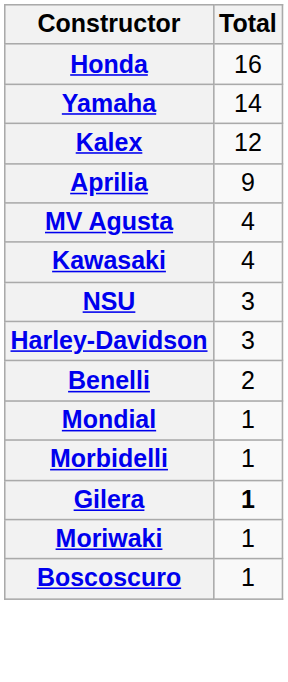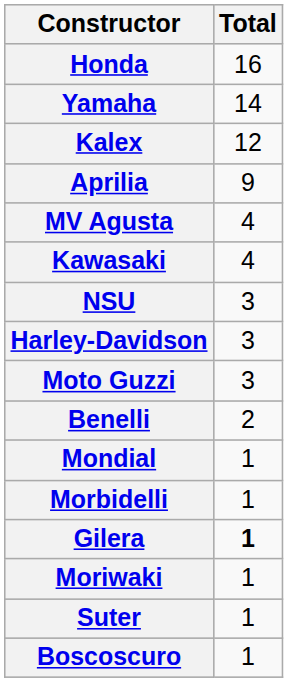+ row: (109, 380)
+ row: (109, 618)
